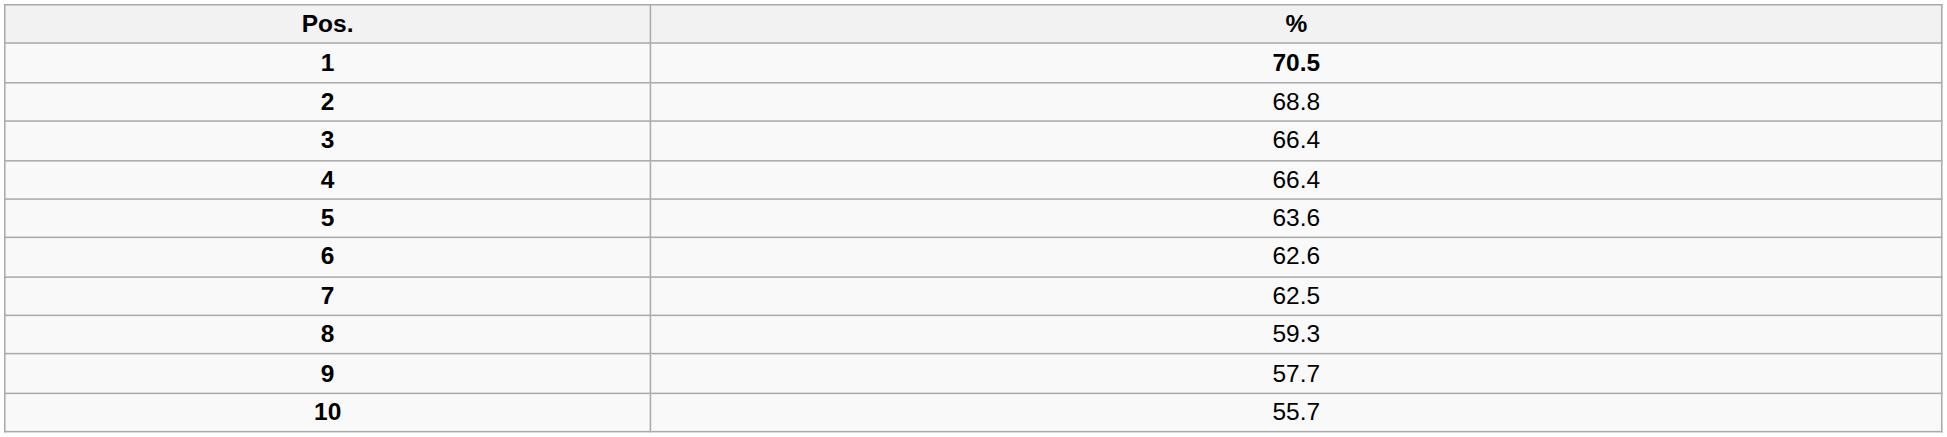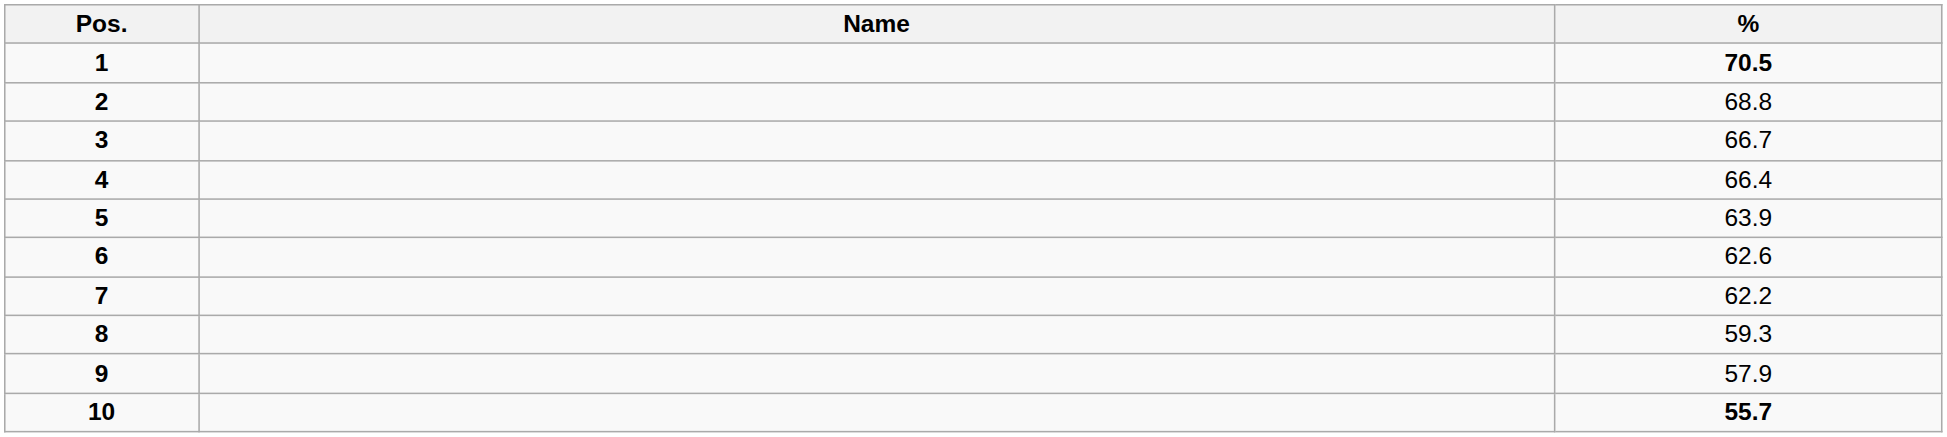+ column: (877, 23)
(1296, 140) 66.4 -> (1748, 140) 66.7
(1296, 218) 63.6 -> (1748, 218) 63.9
(1296, 295) 62.5 -> (1748, 295) 62.2
(1296, 373) 57.7 -> (1748, 373) 57.9
(1296, 412) normal -> (1748, 412) bold
